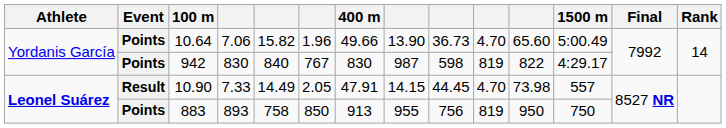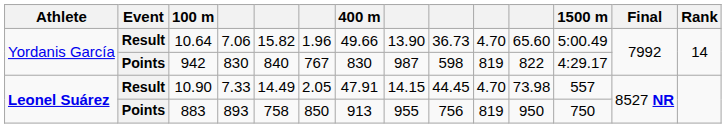(143, 40) Points -> (143, 40) Result
